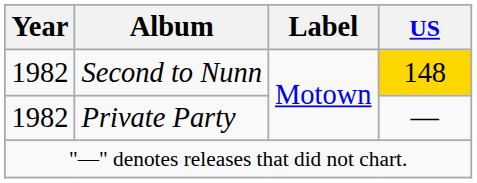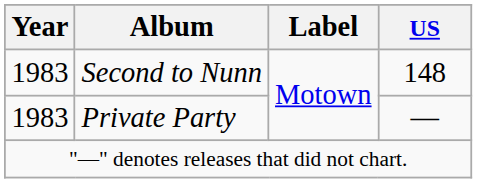(40, 72) 1982 -> (40, 72) 1983
(425, 72) gold background -> (425, 72) no background
(40, 117) 1982 -> (40, 117) 1983
